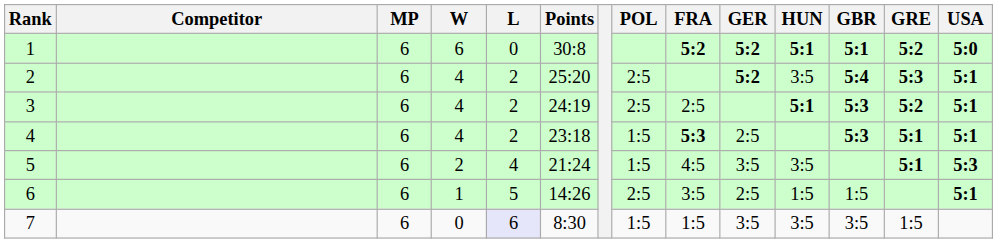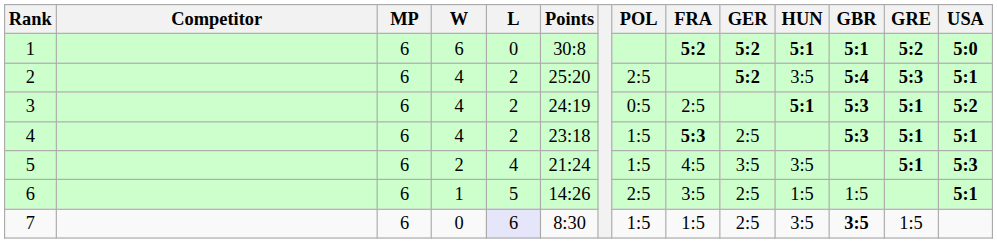(639, 106) 2:5 -> (639, 106) 0:5
(911, 106) 5:2 -> (911, 106) 5:1
(965, 106) 5:1 -> (965, 106) 5:2
(748, 223) 3:5 -> (748, 223) 2:5
(857, 223) normal -> (857, 223) bold
